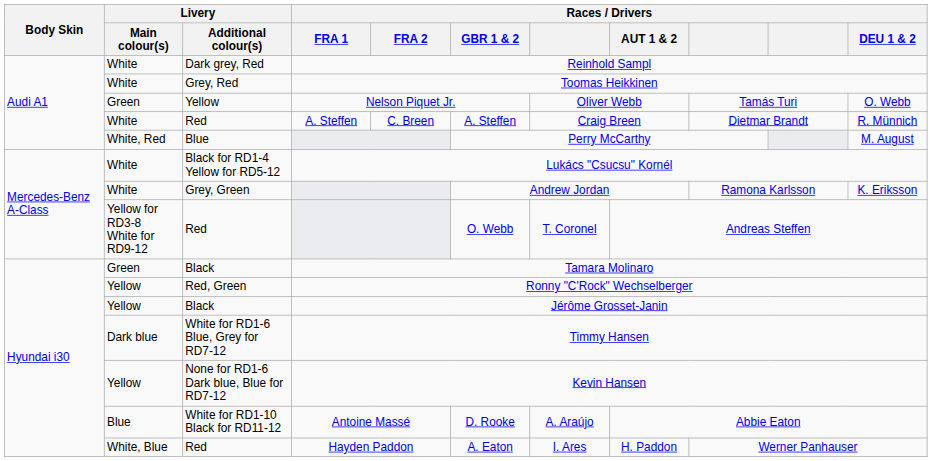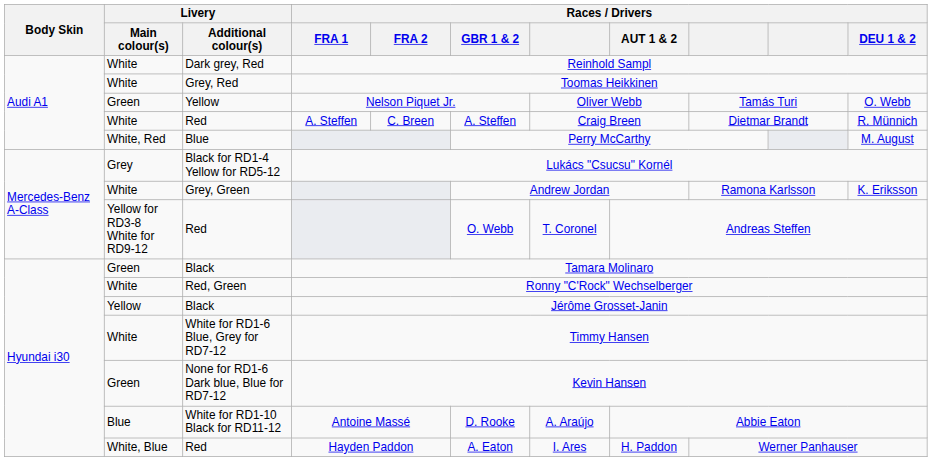(122, 165) White -> (120, 165) Grey
(124, 287) Yellow -> (122, 287) White
(132, 337) Dark blue -> (122, 337) White
(124, 383) Yellow -> (123, 383) Green
